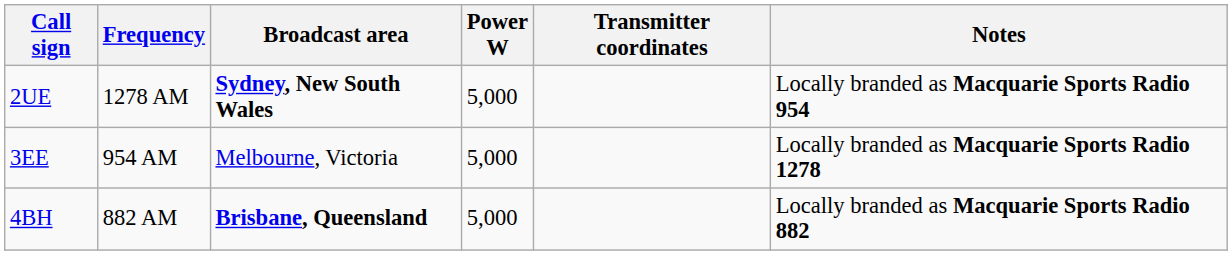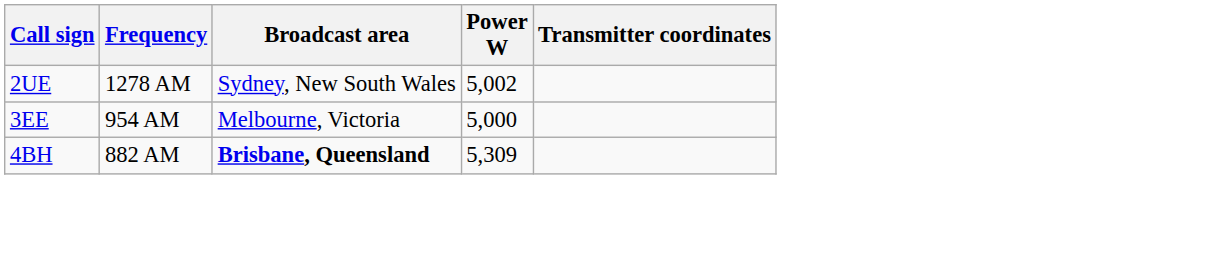- column: (999, 35)
(308, 96) bold -> (337, 83) normal
(492, 96) 5,000 -> (492, 83) 5,002
(492, 218) 5,000 -> (492, 155) 5,309
